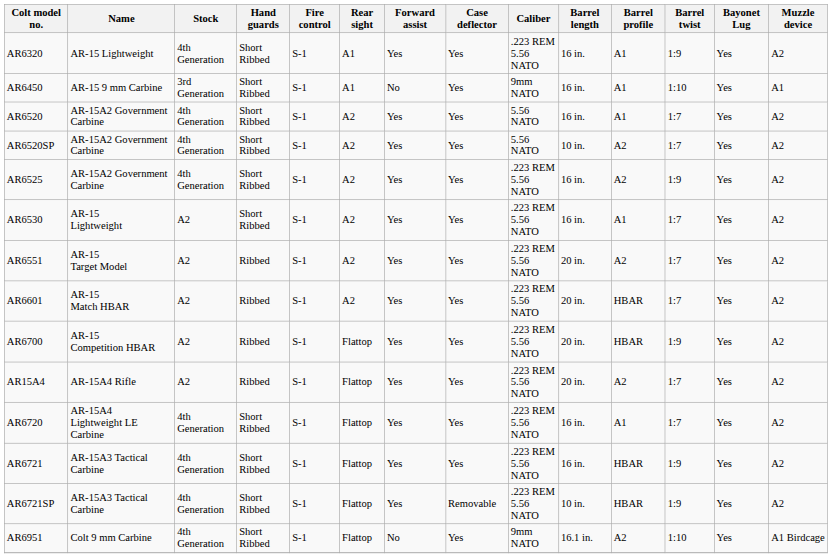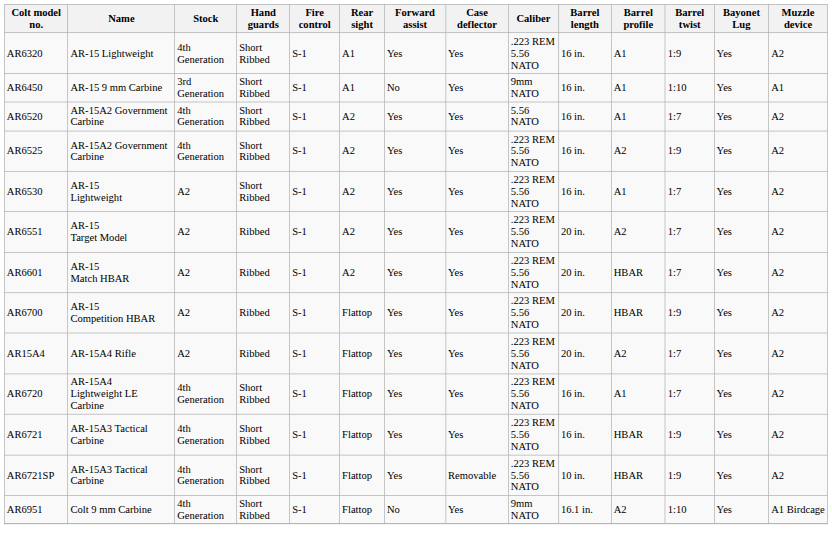- row: (31, 145)
